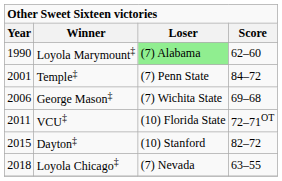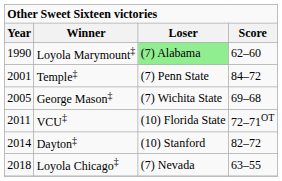(19, 98) 2006 -> (19, 98) 2005
(19, 142) 2015 -> (19, 142) 2014
